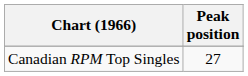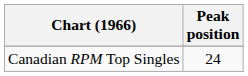(213, 58) 27 -> (213, 58) 24
